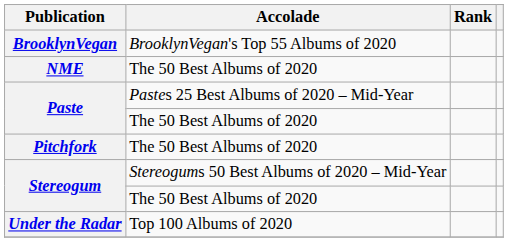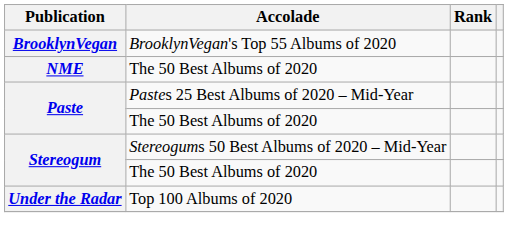- row: (65, 146)
